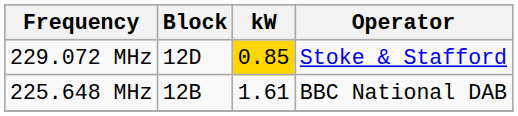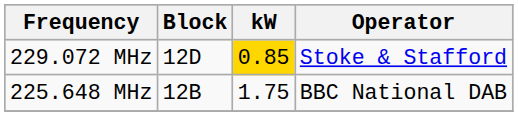(264, 93) 1.61 -> (264, 93) 1.75
